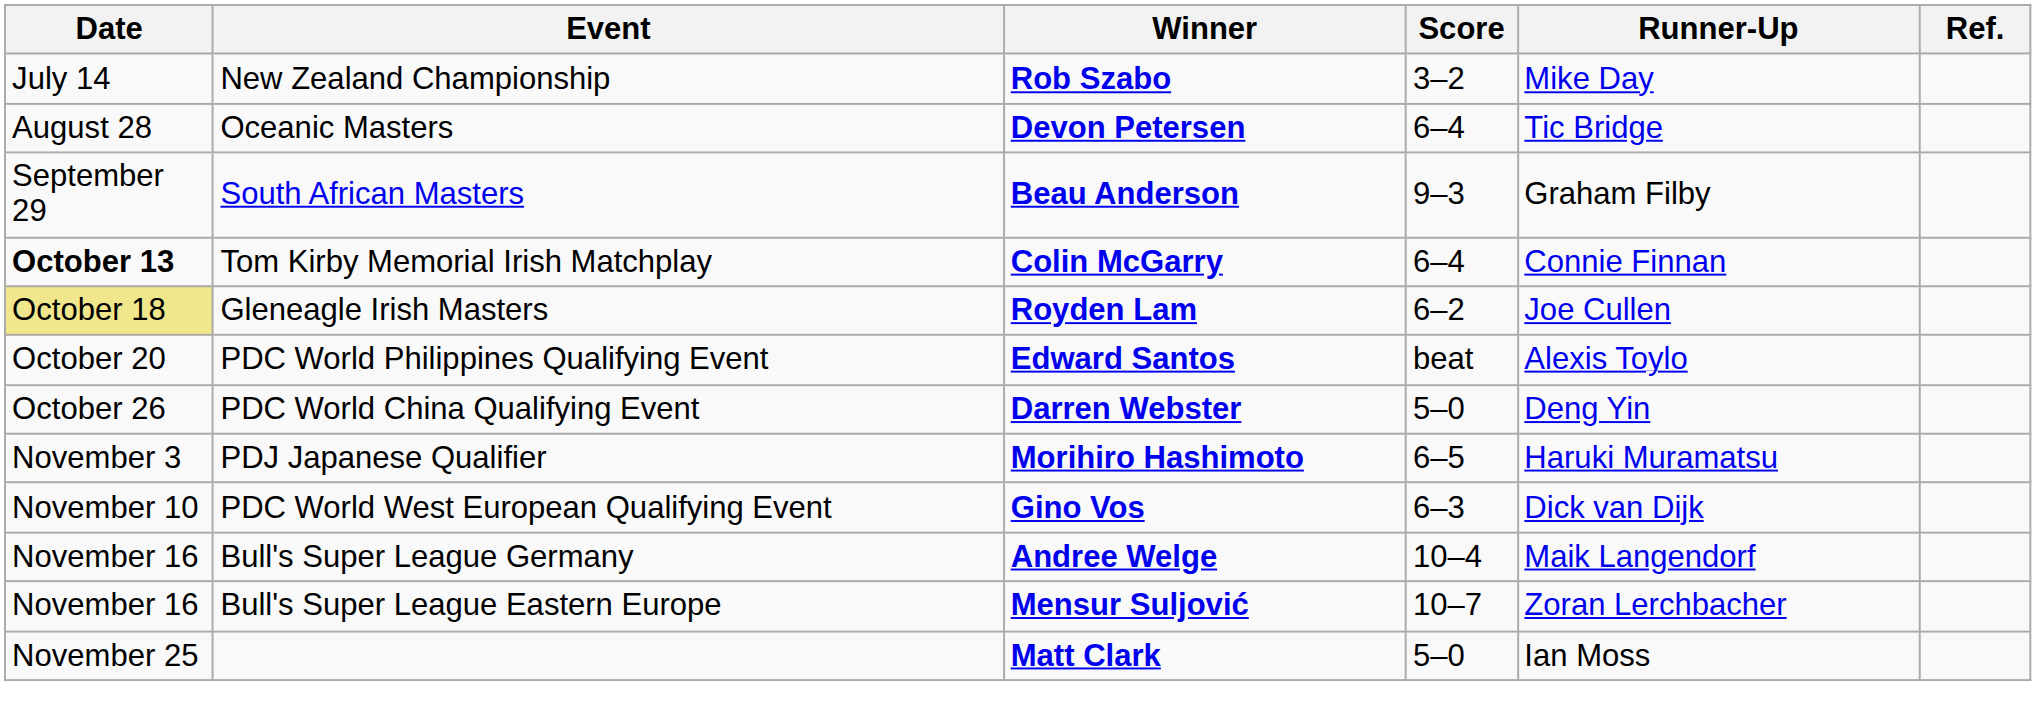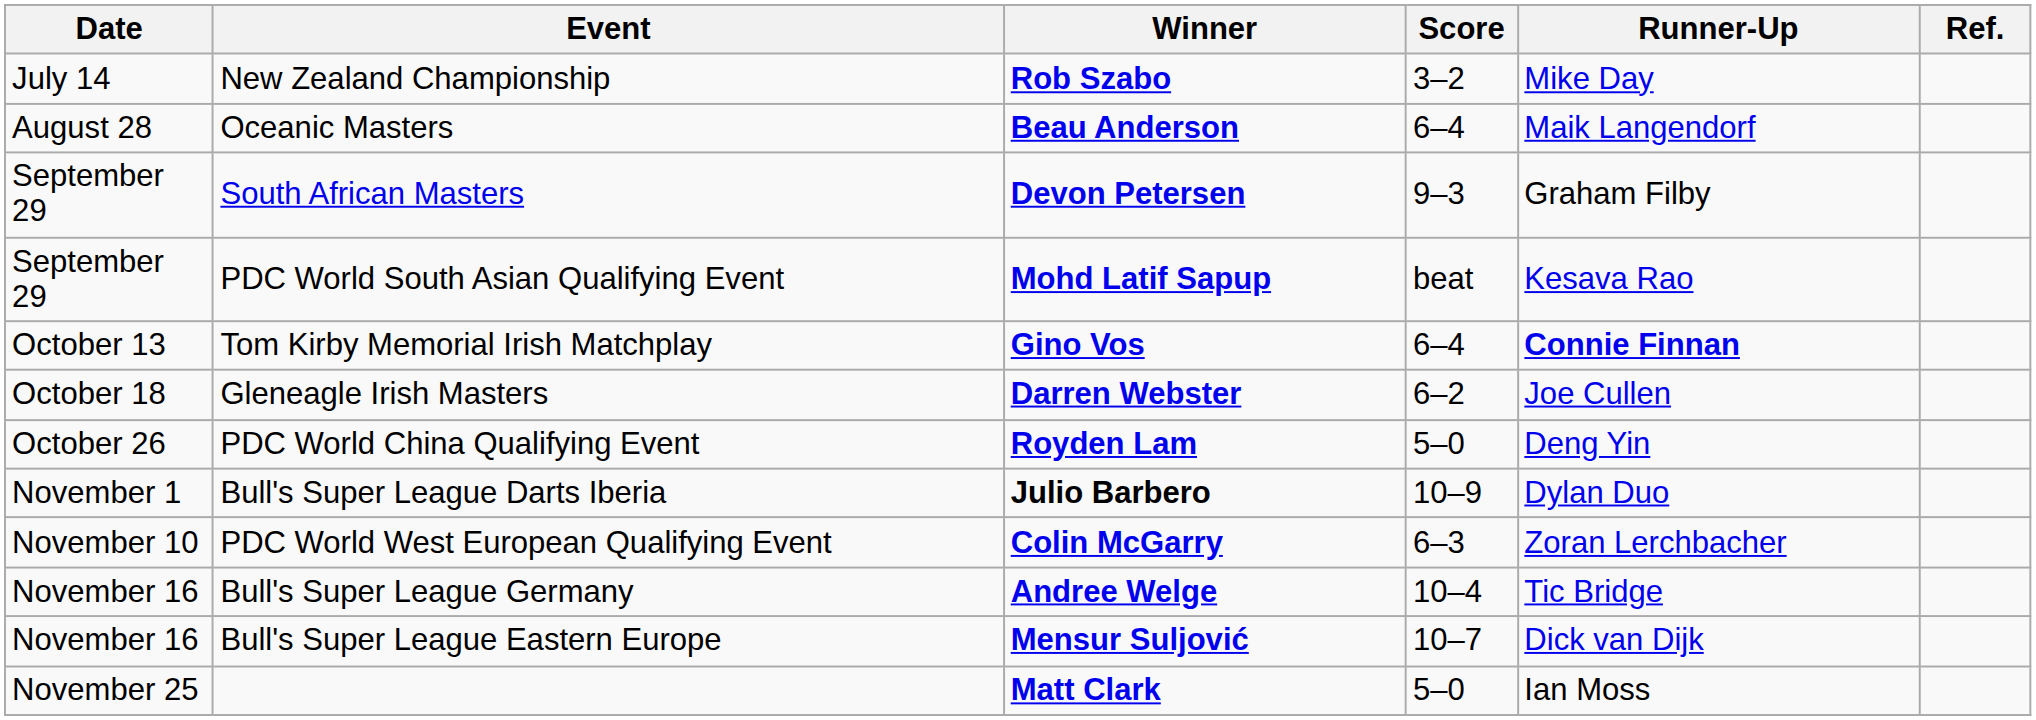(1128, 127) Devon Petersen -> (1125, 127) Beau Anderson
(1594, 127) Tic Bridge -> (1640, 127) Maik Langendorf
(1125, 194) Beau Anderson -> (1128, 194) Devon Petersen
+ row: (502, 278)
(93, 260) bold -> (89, 345) normal
(1117, 260) Colin McGarry -> (1078, 345) Gino Vos
(1625, 260) normal -> (1632, 345) bold
(89, 310) khaki background -> (89, 394) no background
(1104, 310) Royden Lam -> (1126, 394) Darren Webster
- row: (494, 359)
(1126, 408) Darren Webster -> (1104, 443) Royden Lam
+ row: (443, 492)
- row: (383, 457)
(1078, 507) Gino Vos -> (1117, 542) Colin McGarry
(1614, 507) Dick van Dijk -> (1655, 542) Zoran Lerchbacher
(1640, 556) Maik Langendorf -> (1594, 591) Tic Bridge
(1655, 605) Zoran Lerchbacher -> (1614, 640) Dick van Dijk
